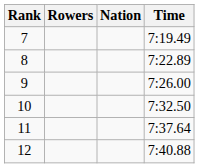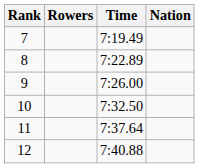columns swapped: (121, 15) <-> (169, 15)
